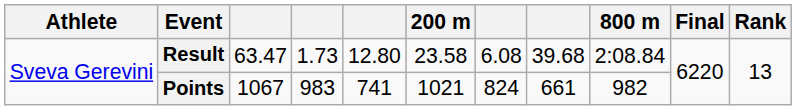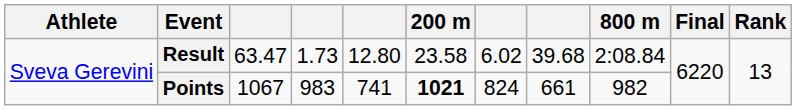(501, 55) 6.08 -> (501, 55) 6.02
(441, 89) normal -> (441, 89) bold
